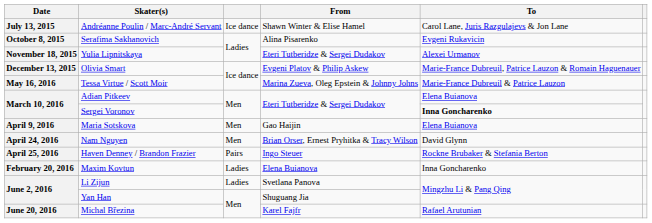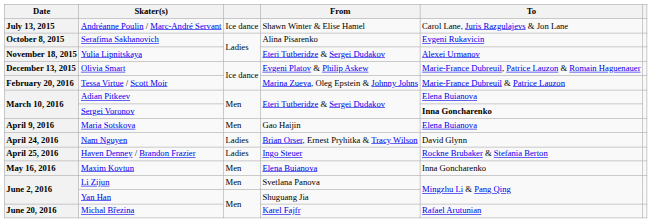(31, 83) May 16, 2016 -> (40, 83) February 20, 2016
(233, 140) Men -> (237, 140) Ladies
(234, 154) Pairs -> (237, 154) Ladies
(40, 168) February 20, 2016 -> (31, 168) May 16, 2016
(237, 168) Ladies -> (233, 168) Men
(237, 183) Ladies -> (233, 183) Men
